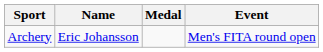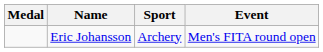columns swapped: (163, 15) <-> (30, 15)
